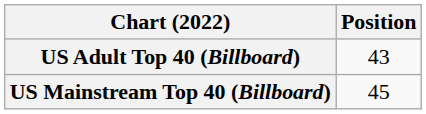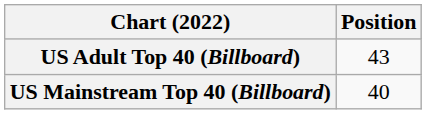(379, 91) 45 -> (379, 91) 40
